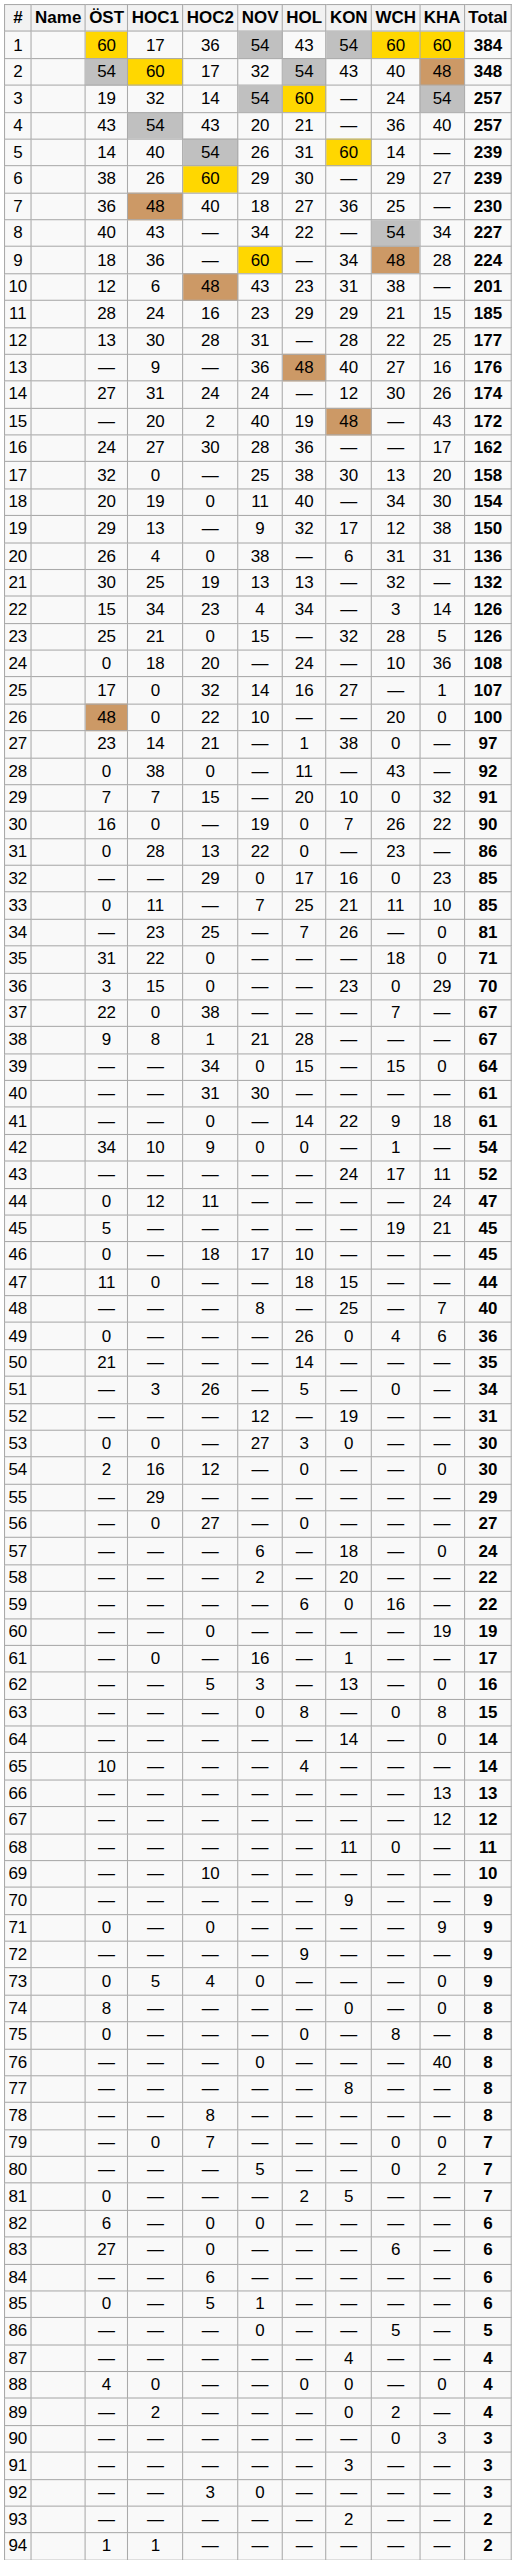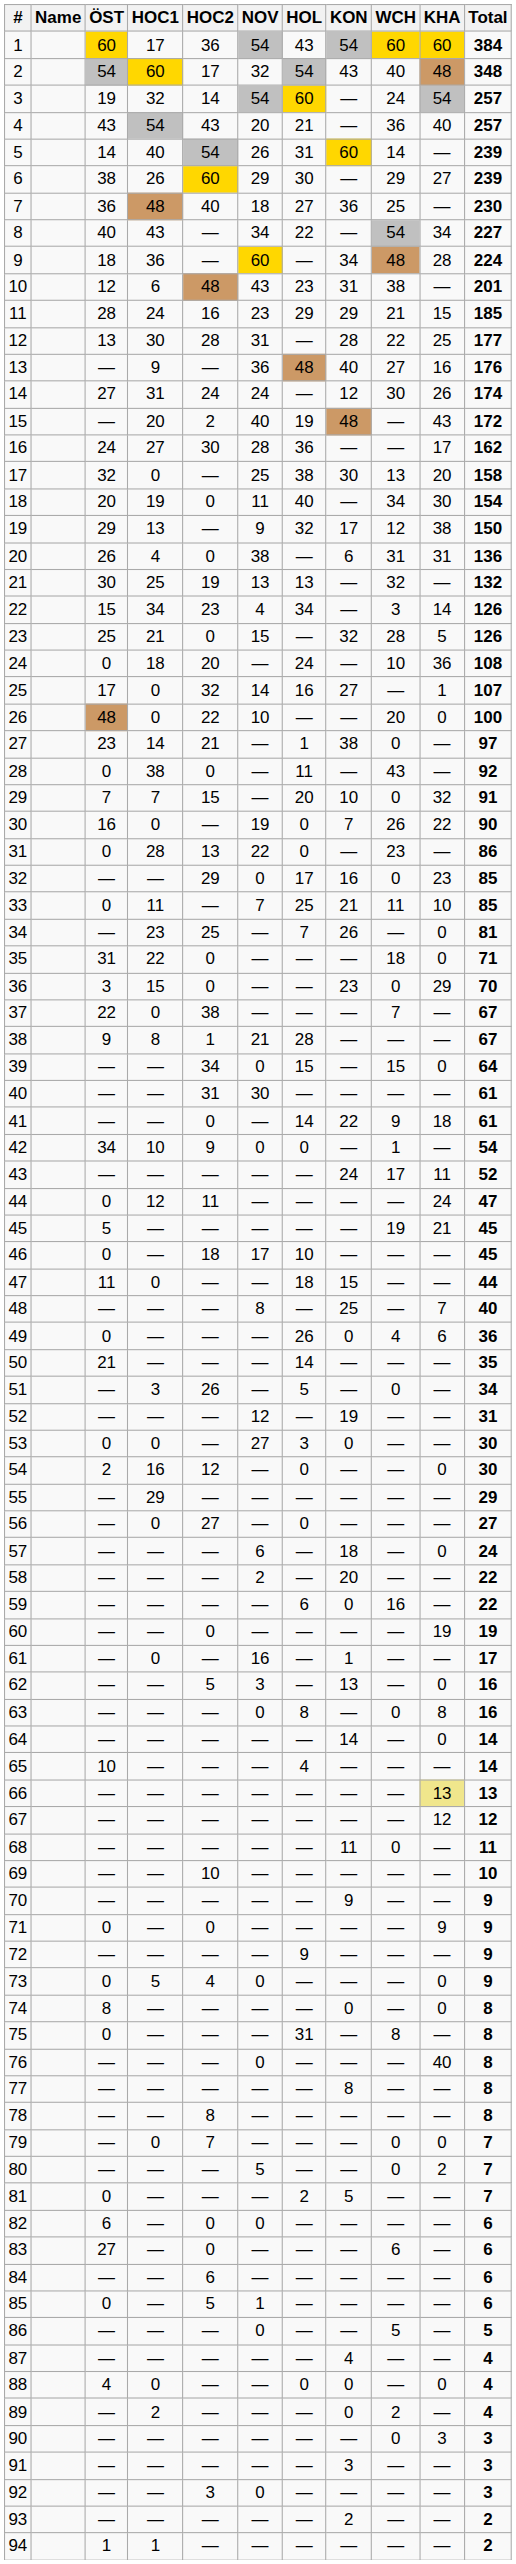(488, 1712) 15 -> (488, 1712) 16
(442, 1793) no background -> (442, 1793) khaki background
(304, 2035) 0 -> (304, 2035) 31
